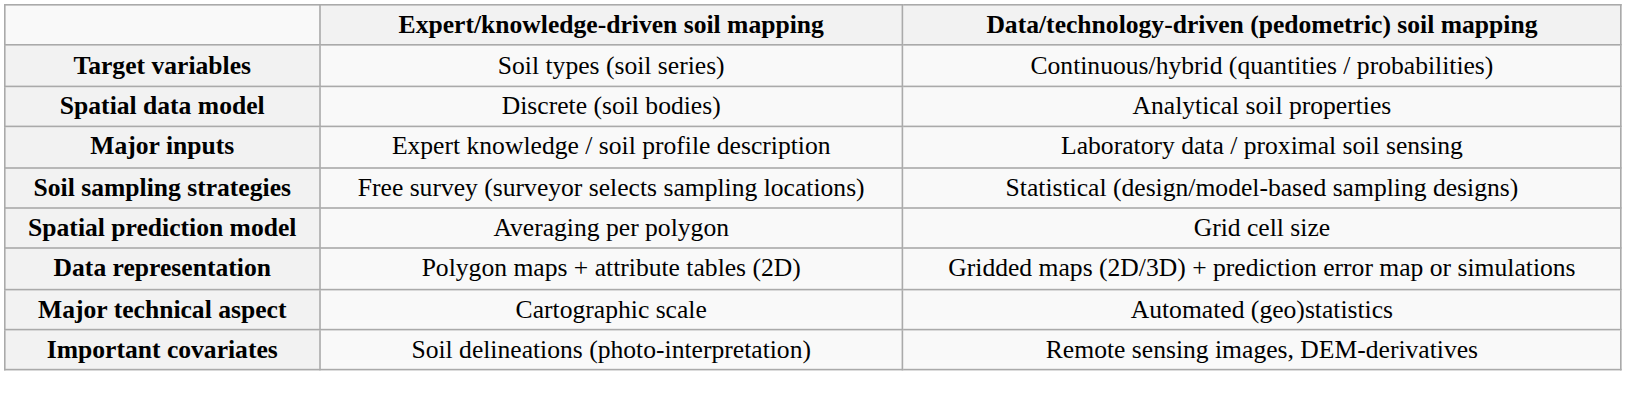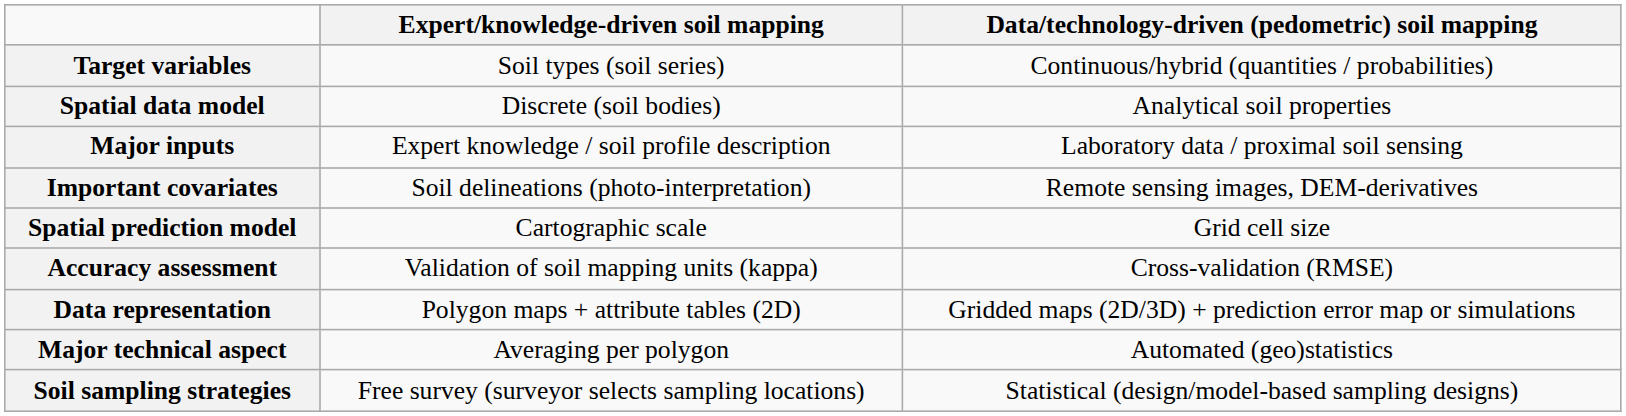rows swapped: (162, 349) <-> (162, 187)
(611, 227) Averaging per polygon -> (611, 227) Cartographic scale
+ row: (162, 268)
(611, 308) Cartographic scale -> (611, 349) Averaging per polygon
